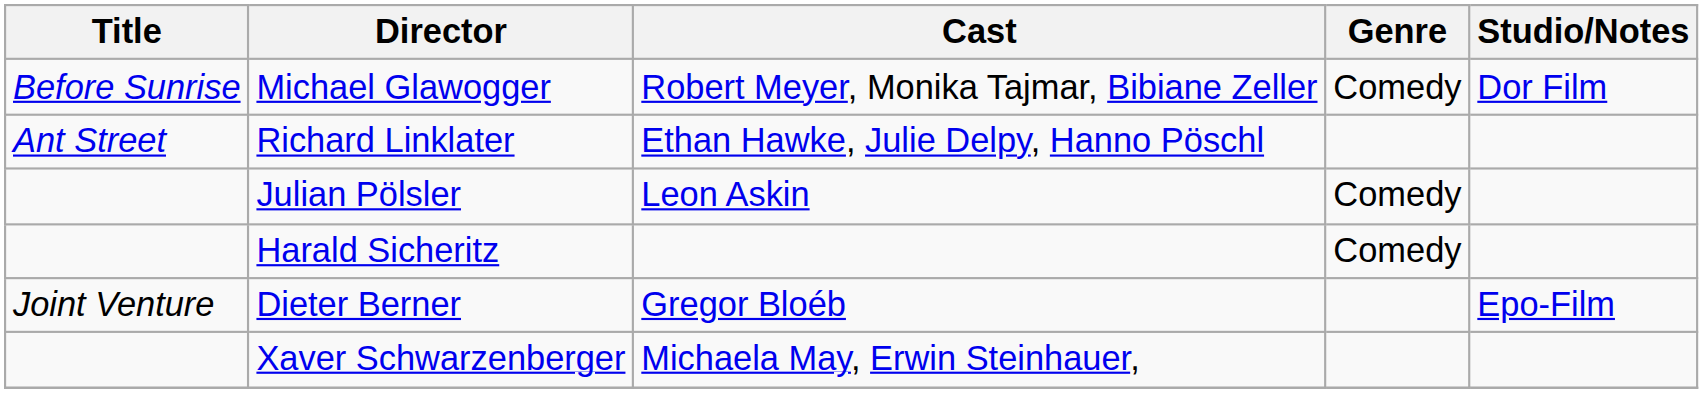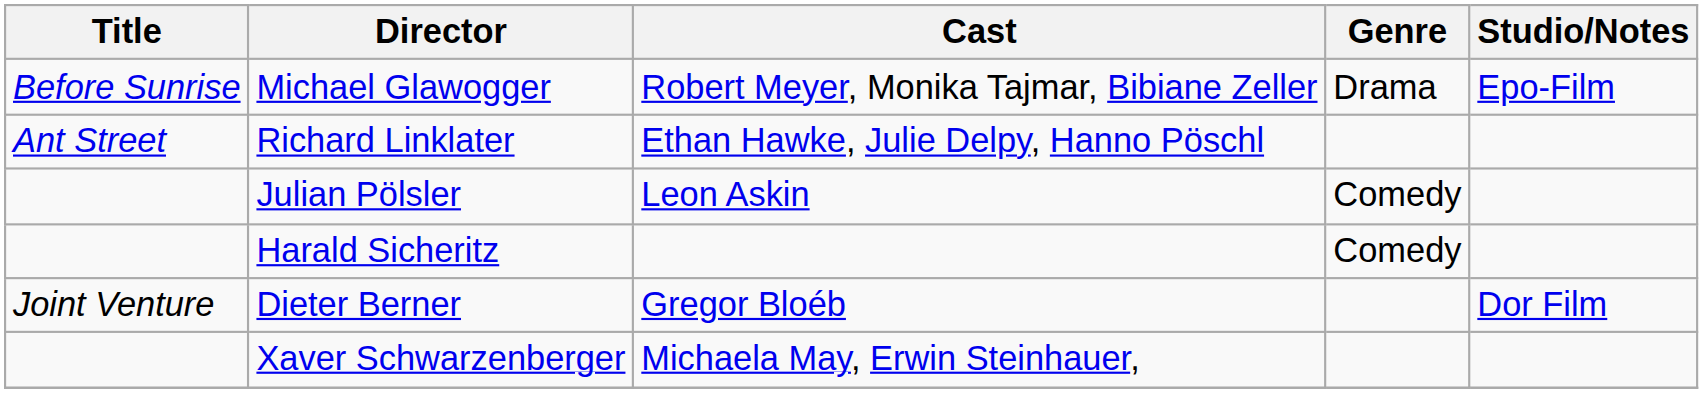(1397, 86) Comedy -> (1385, 86) Drama
(1542, 86) Dor Film -> (1546, 86) Epo-Film
(1546, 304) Epo-Film -> (1542, 304) Dor Film
